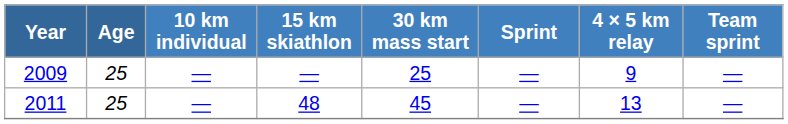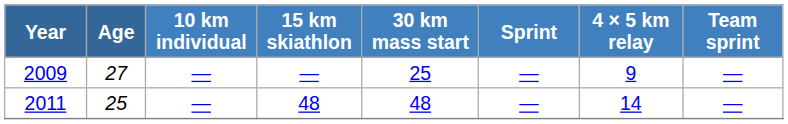(116, 73) 25 -> (116, 73) 27
(420, 104) 45 -> (420, 104) 48
(631, 104) 13 -> (631, 104) 14
